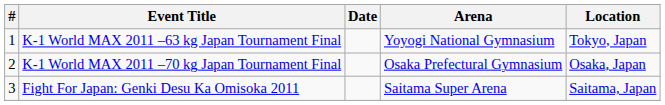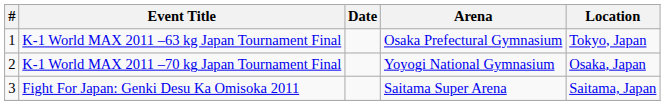(469, 40) Yoyogi National Gymnasium -> (473, 40) Osaka Prefectural Gymnasium
(473, 64) Osaka Prefectural Gymnasium -> (469, 64) Yoyogi National Gymnasium
